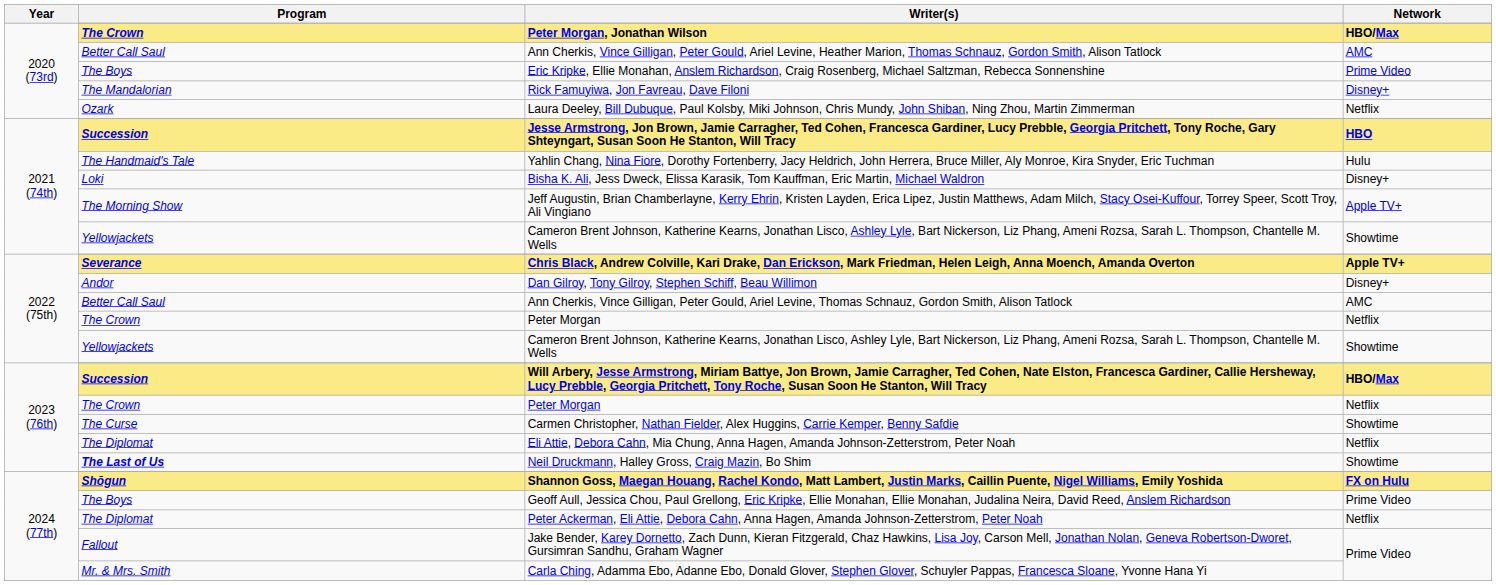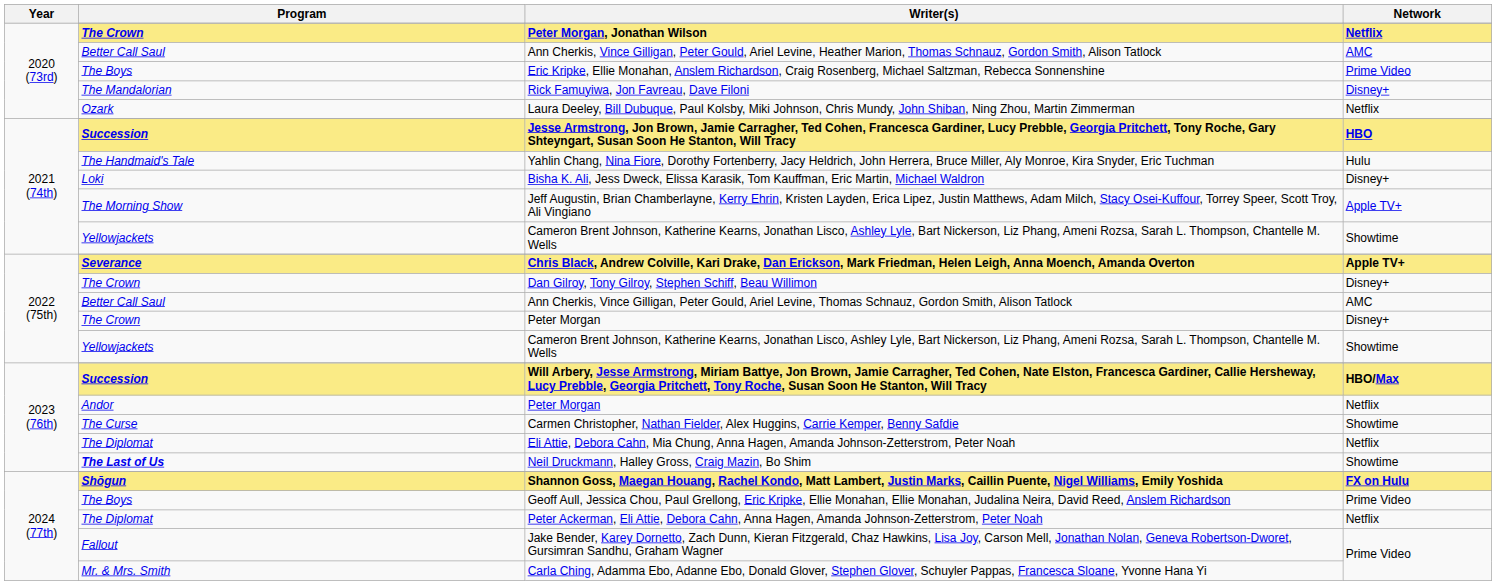(1372, 33) HBO/Max -> (1364, 33) Netflix
(98, 282) Andor -> (111, 282) The Crown
(1362, 320) Netflix -> (1368, 320) Disney+
(111, 405) The Crown -> (98, 405) Andor
